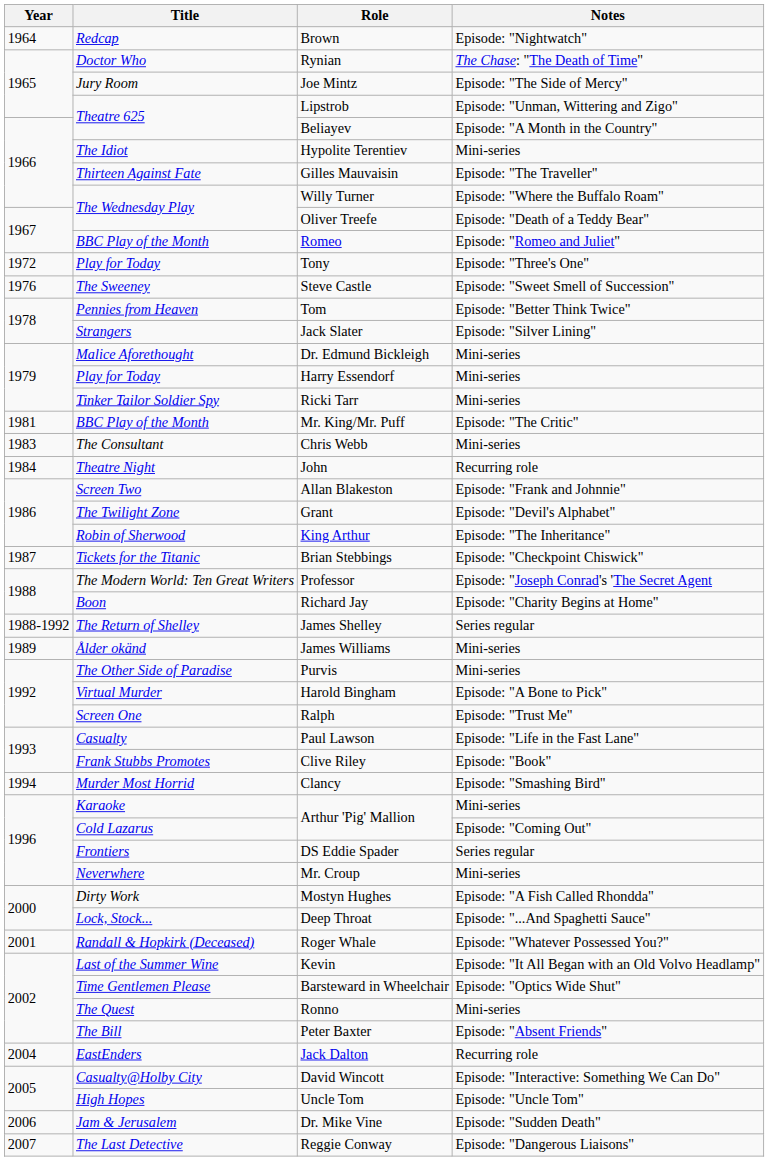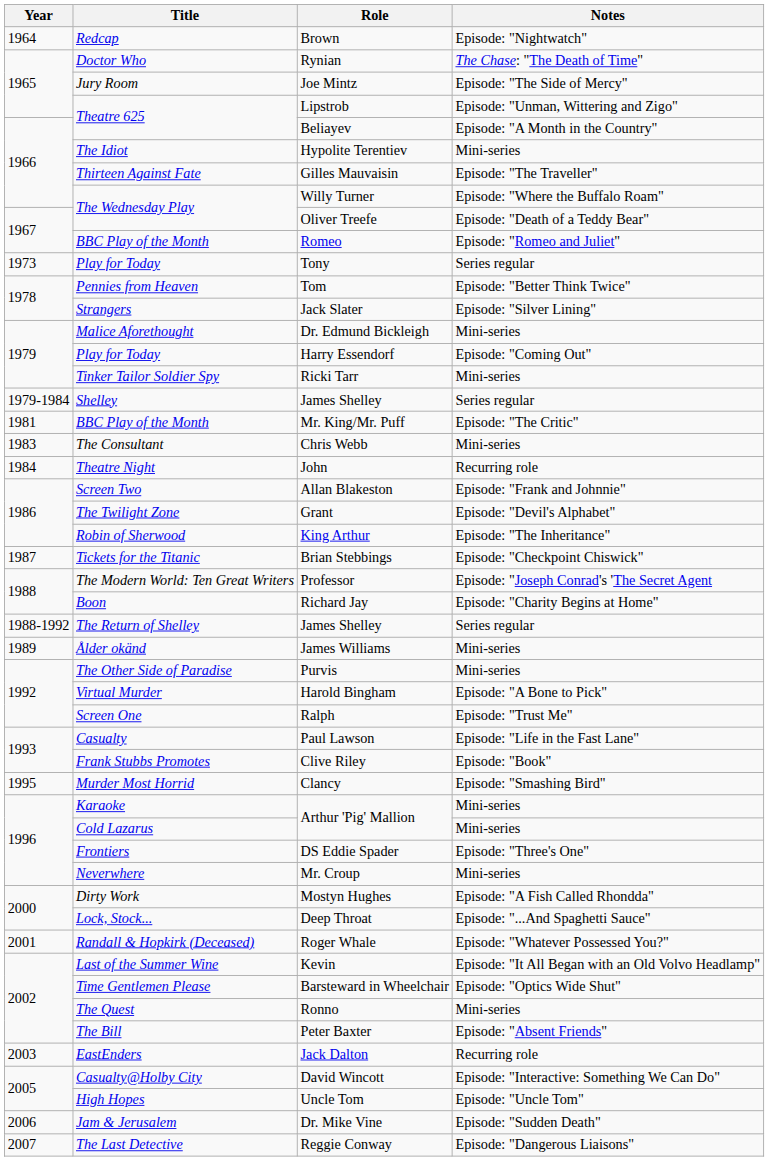(22, 264) 1972 -> (22, 264) 1973
(522, 264) Episode: "Three's One" -> (495, 264) Series regular
- row: (113, 286)
(488, 377) Mini-series -> (523, 354) Episode: "Coming Out"
+ row: (97, 399)
(22, 783) 1994 -> (22, 783) 1995
(523, 828) Episode: "Coming Out" -> (488, 828) Mini-series
(495, 851) Series regular -> (522, 851) Episode: "Three's One"
(22, 1054) 2004 -> (22, 1054) 2003
